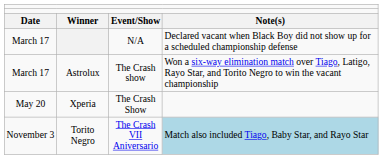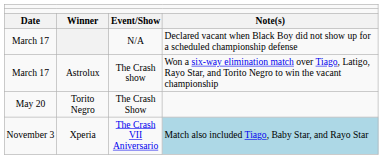(83, 104) Xperia -> (83, 104) Torito Negro
(83, 135) Torito Negro -> (83, 135) Xperia
